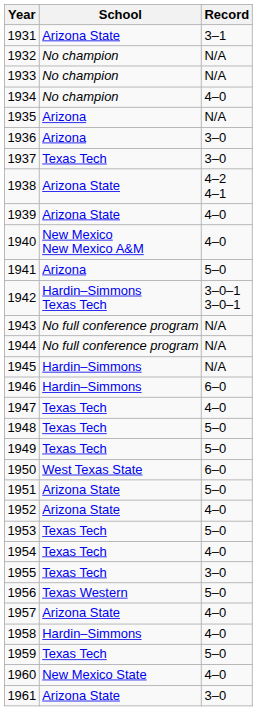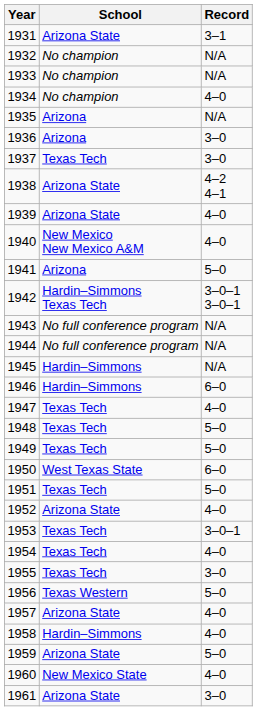(81, 490) Arizona State -> (74, 490) Texas Tech
(215, 531) 5–0 -> (223, 531) 3–0–1
(74, 654) Texas Tech -> (81, 654) Arizona State
